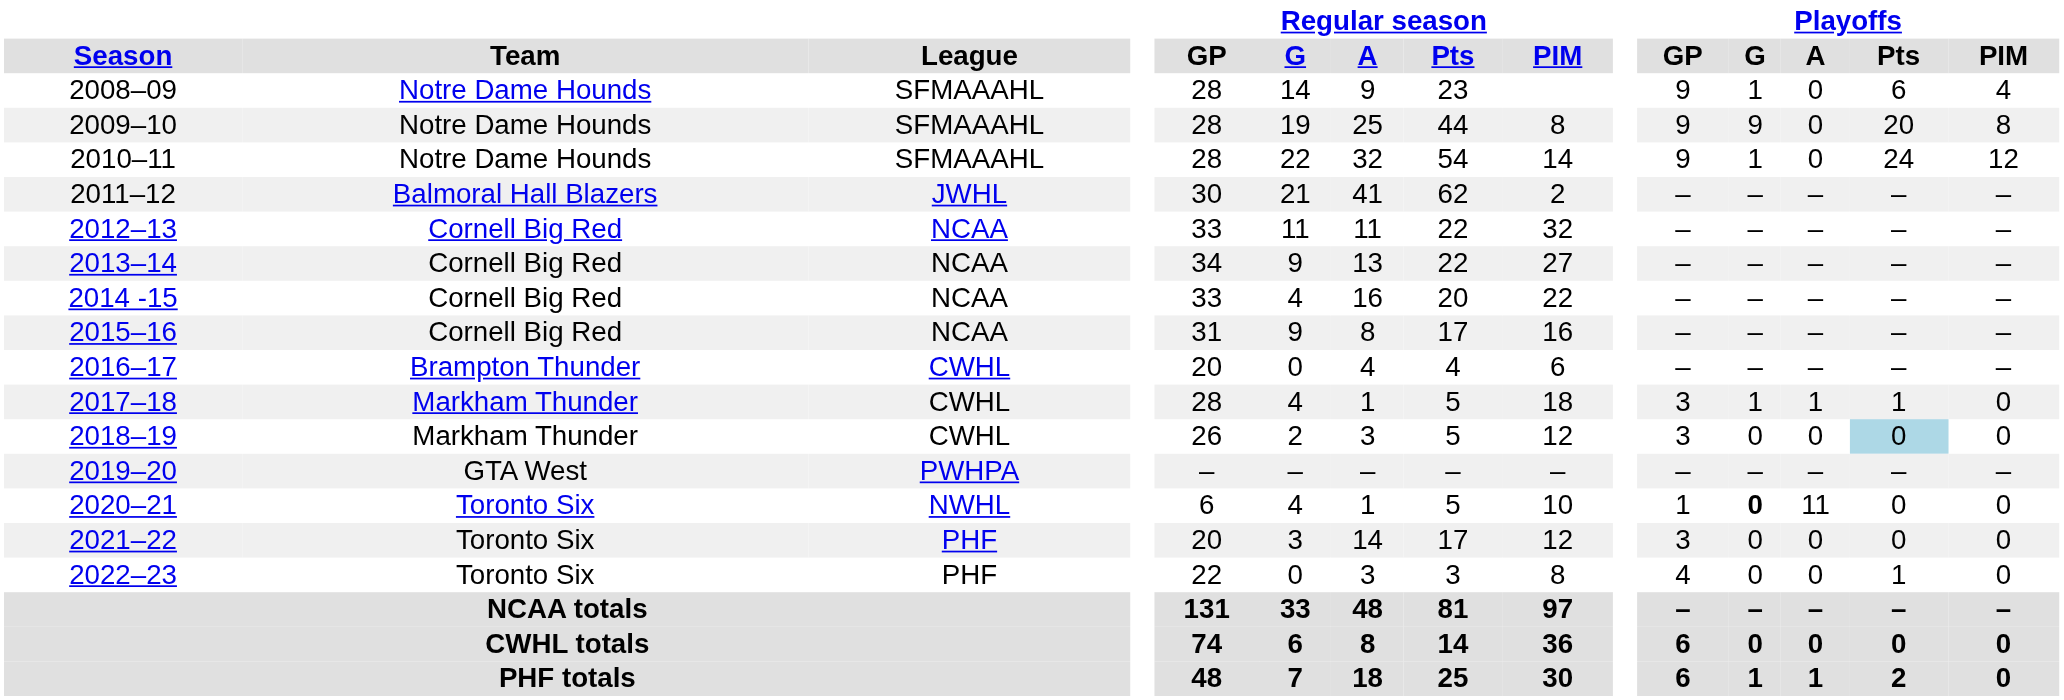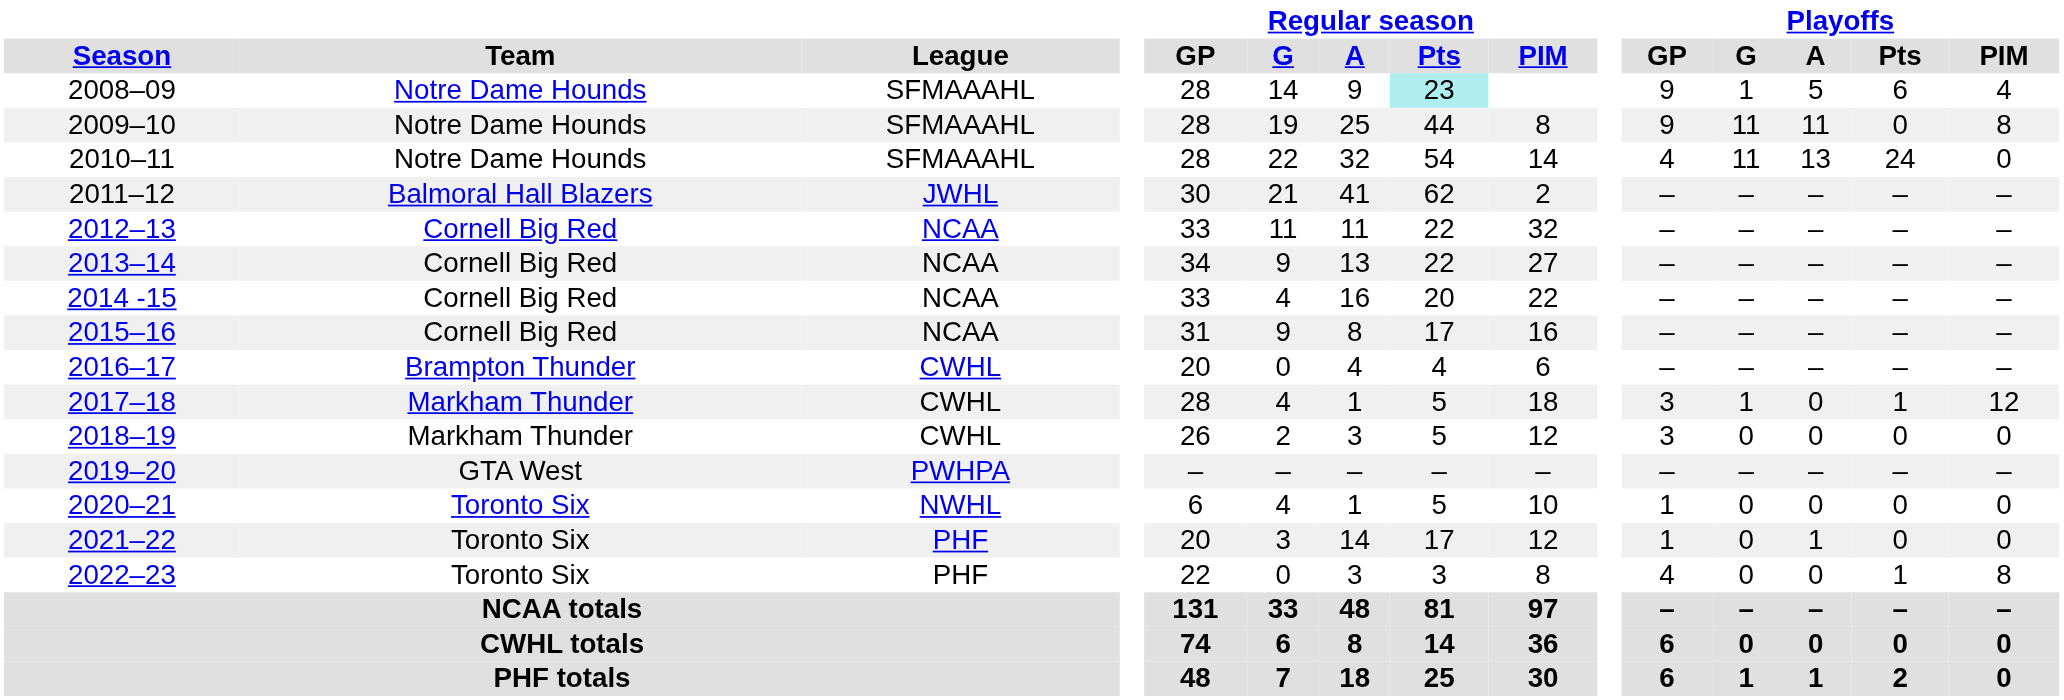(1453, 90) no background -> (1439, 90) paleturquoise background
(1815, 90) 0 -> (1816, 90) 5
(1755, 124) 9 -> (1746, 124) 11
(1815, 124) 0 -> (1816, 124) 11
(1899, 124) 20 -> (1900, 124) 0
(1683, 159) 9 -> (1667, 159) 4
(1755, 159) 1 -> (1746, 159) 11
(1815, 159) 0 -> (1816, 159) 13
(2004, 159) 12 -> (2004, 159) 0
(1815, 401) 1 -> (1816, 401) 0
(2004, 401) 0 -> (2004, 401) 12
(1899, 436) lightblue background -> (1900, 436) no background
(1755, 505) bold -> (1746, 505) normal
(1816, 505) 11 -> (1816, 505) 0
(1683, 539) 3 -> (1667, 539) 1
(1815, 539) 0 -> (1816, 539) 1
(2004, 574) 0 -> (2004, 574) 8
